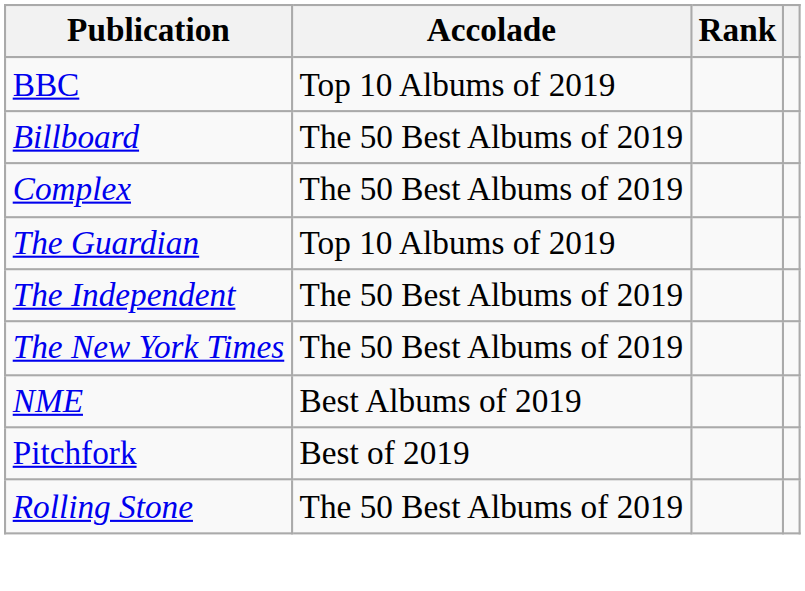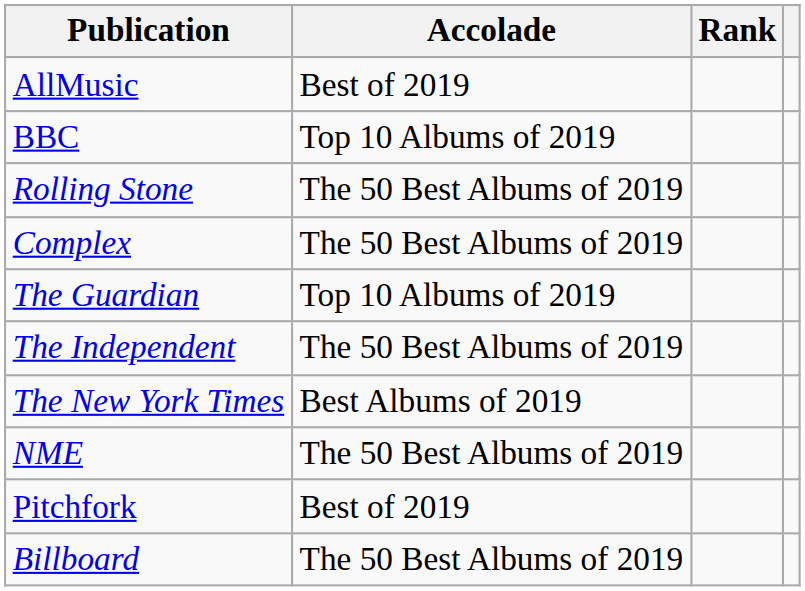+ row: (76, 83)
rows swapped: (76, 136) <-> (103, 505)
(491, 347) The 50 Best Albums of 2019 -> (441, 400) Best Albums of 2019
(441, 400) Best Albums of 2019 -> (491, 453) The 50 Best Albums of 2019
